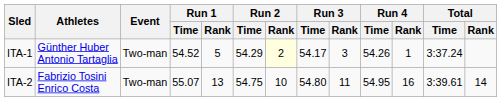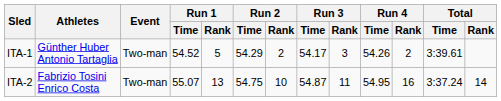(281, 53) lightyellow background -> (281, 53) no background
(408, 53) 1 -> (408, 53) 2
(444, 53) 3:37.24 -> (444, 53) 3:39.61
(313, 82) 54.80 -> (313, 82) 54.87
(444, 82) 3:39.61 -> (444, 82) 3:37.24
